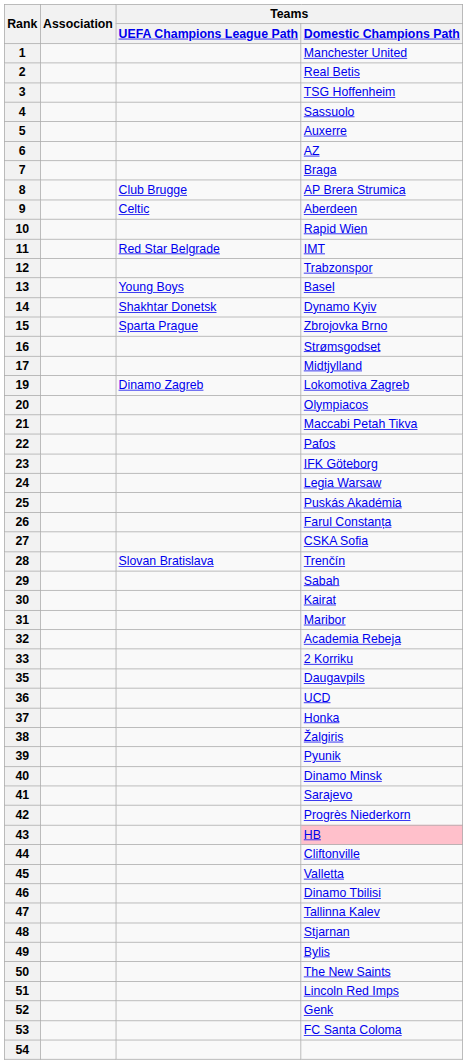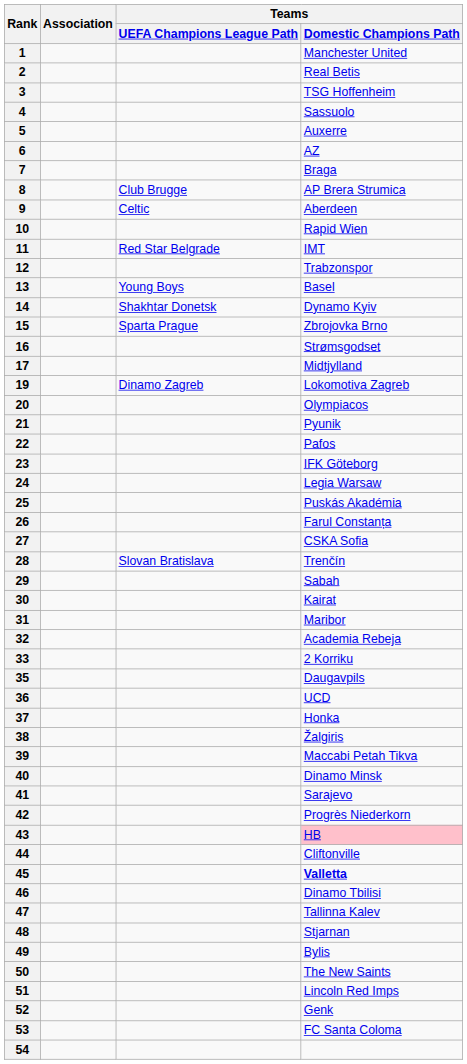(361, 424) Maccabi Petah Tikva -> (322, 424) Pyunik
(322, 756) Pyunik -> (361, 756) Maccabi Petah Tikva
(324, 873) normal -> (325, 873) bold
